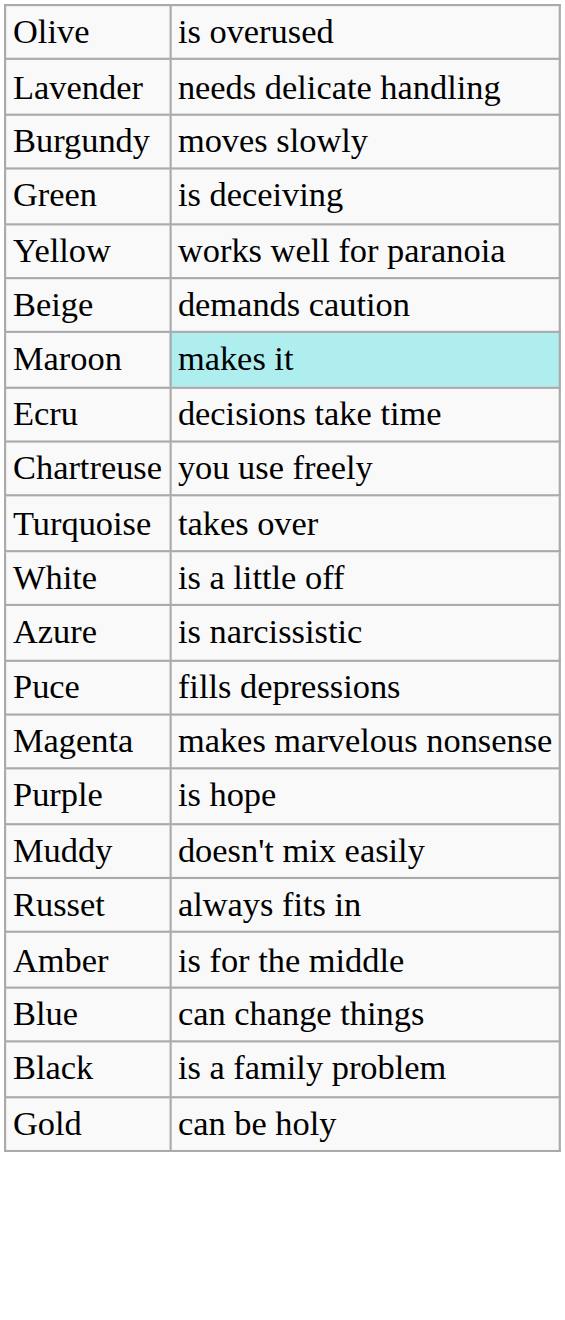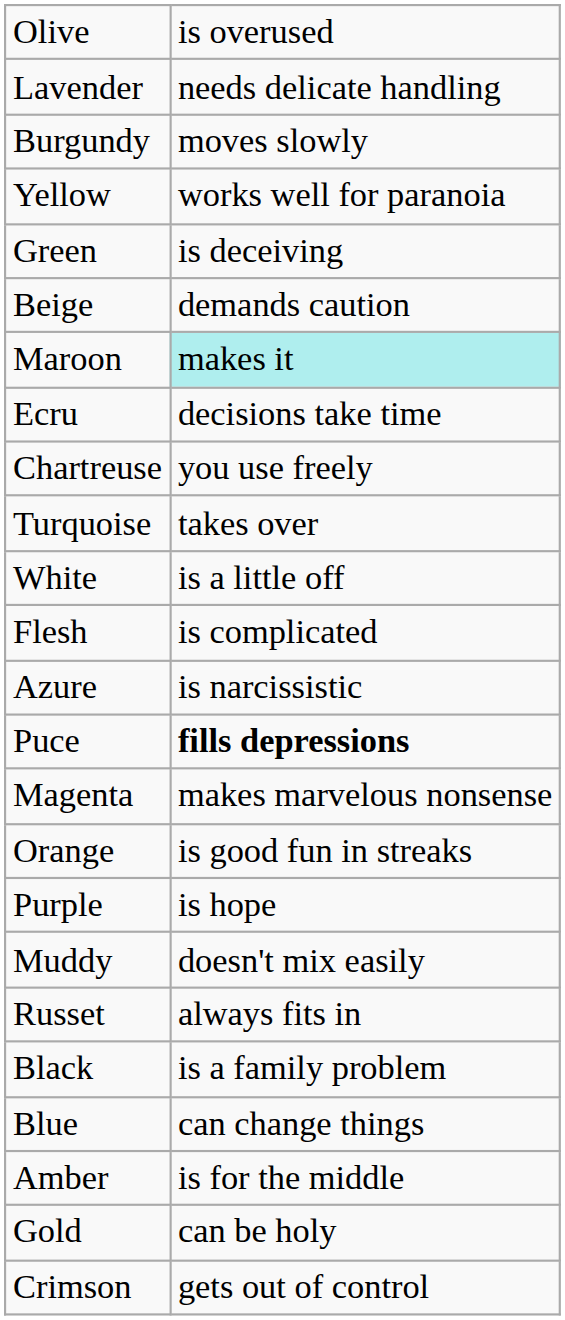rows swapped: (62, 250) <-> (55, 195)
+ row: (50, 631)
(289, 686) normal -> (294, 741) bold
+ row: (64, 850)
rows swapped: (61, 959) <-> (53, 1068)
+ row: (72, 1286)
